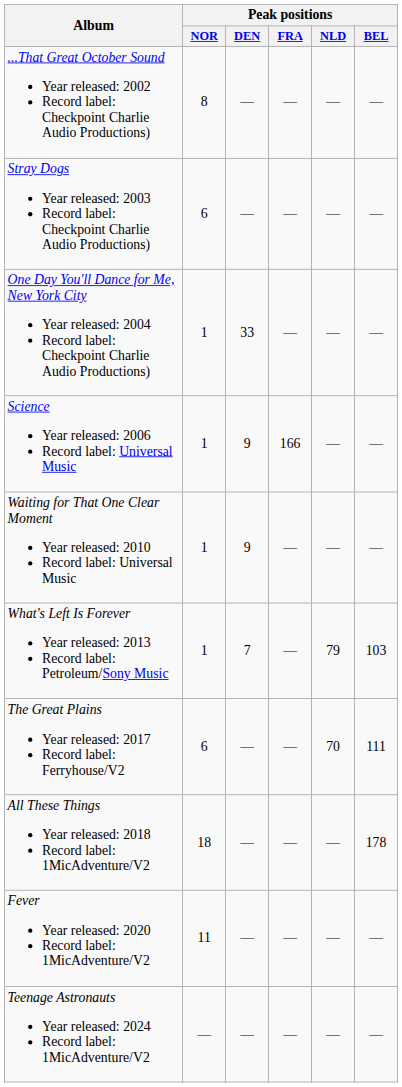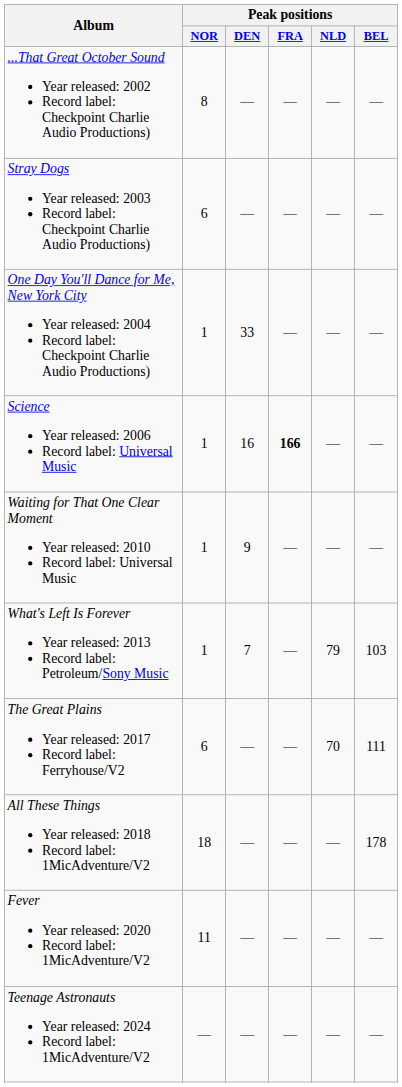(247, 443) 9 -> (247, 443) 16
(290, 443) normal -> (290, 443) bold
